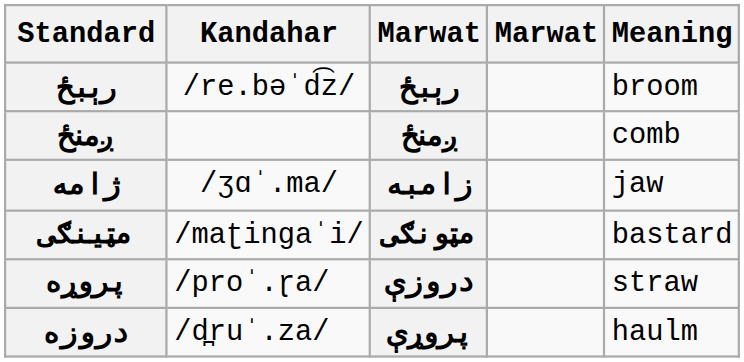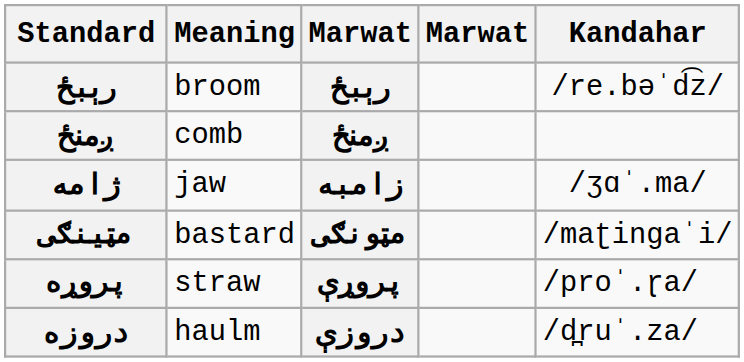columns swapped: (269, 34) <-> (672, 34)
(429, 284) دروزې -> (360, 284) پروړې
(429, 333) پروړې -> (360, 333) دروزې
